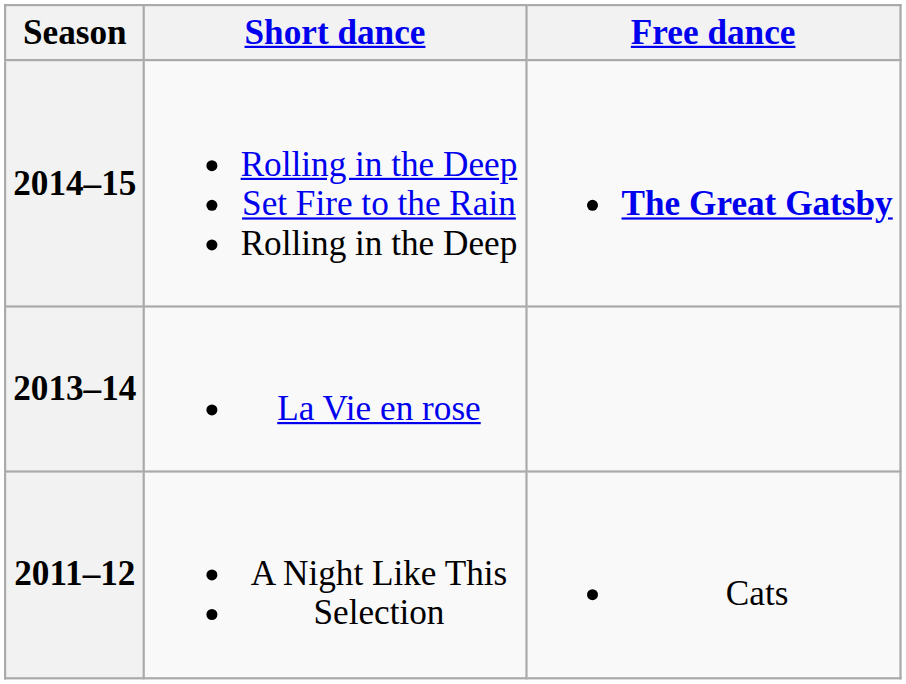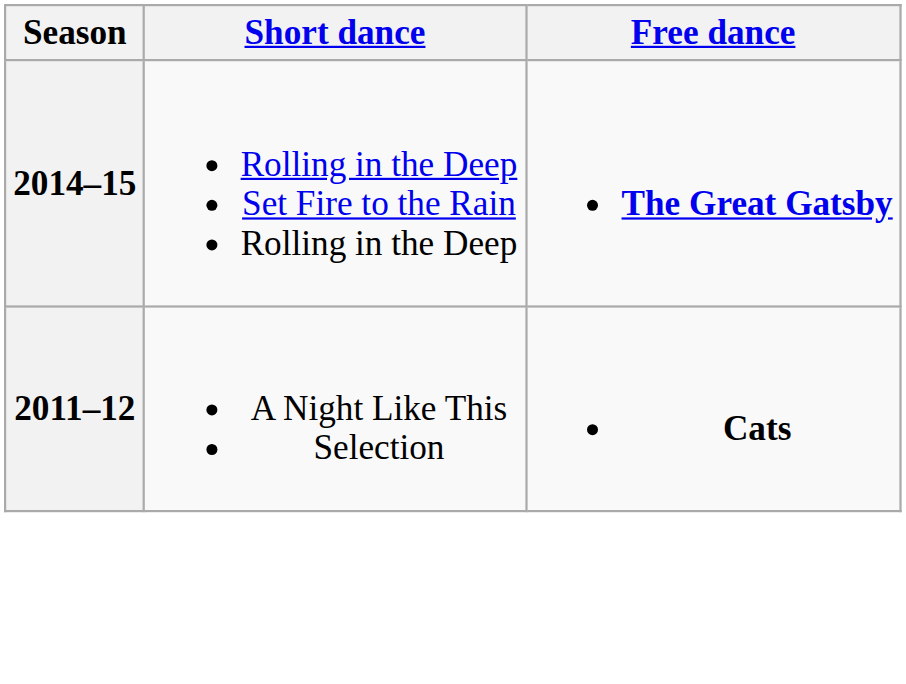- row: (75, 388)
(713, 594) normal -> (713, 428) bold
